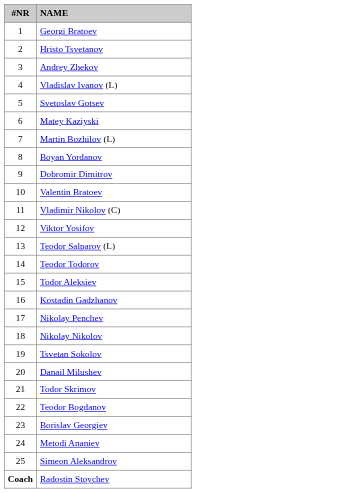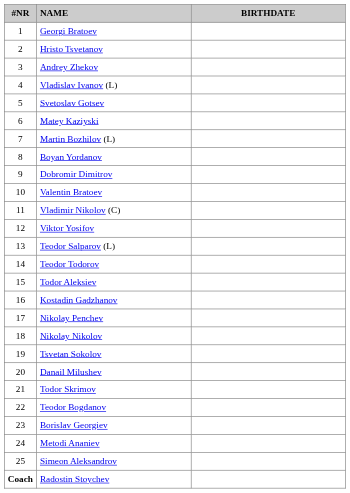+ column: (268, 13)
